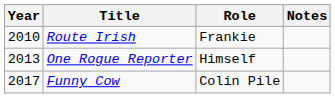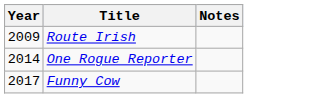- column: (240, 16)
(24, 38) 2010 -> (24, 38) 2009
(24, 60) 2013 -> (24, 60) 2014
